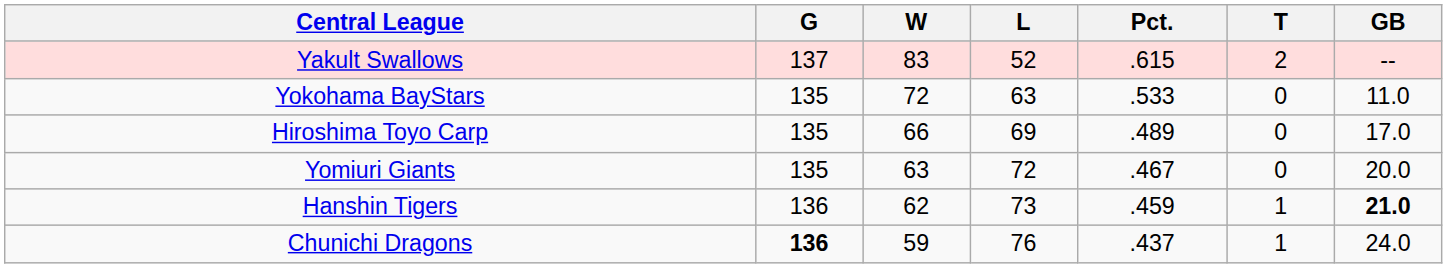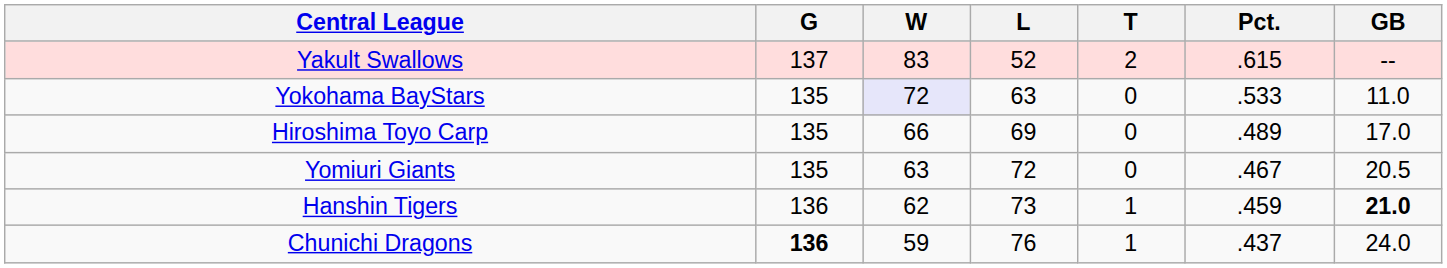columns swapped: (1281, 22) <-> (1152, 22)
(916, 96) no background -> (916, 96) lavender background
(1388, 170) 20.0 -> (1388, 170) 20.5
